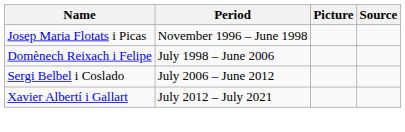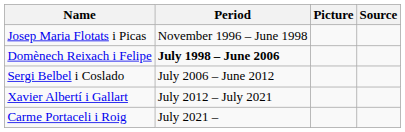(216, 55) normal -> (219, 55) bold
+ row: (67, 117)
